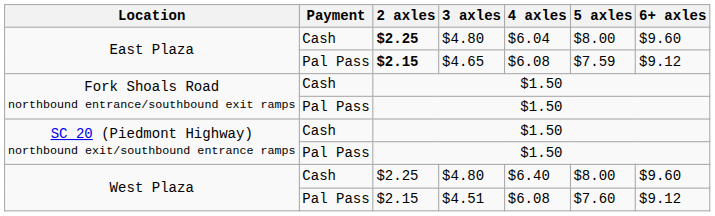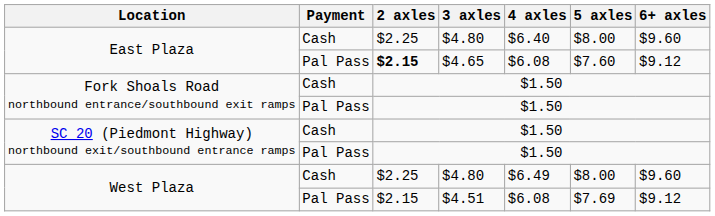(397, 39) bold -> (397, 39) normal
(529, 39) $6.04 -> (529, 39) $6.40
(594, 62) $7.59 -> (594, 62) $7.60
(529, 176) $6.40 -> (529, 176) $6.49
(594, 199) $7.60 -> (594, 199) $7.69
